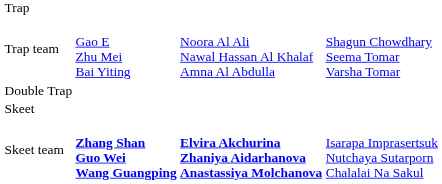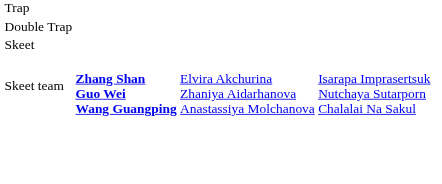- row: (32, 49)
(251, 157) bold -> (247, 93) normal
